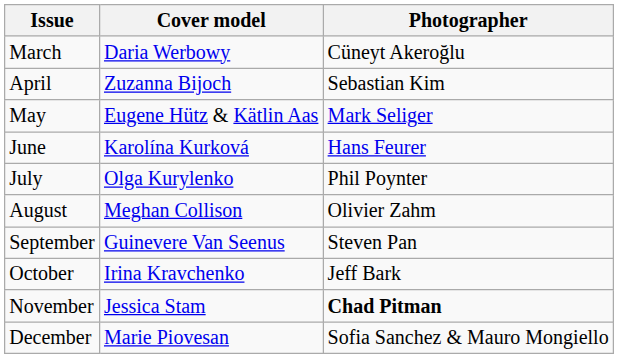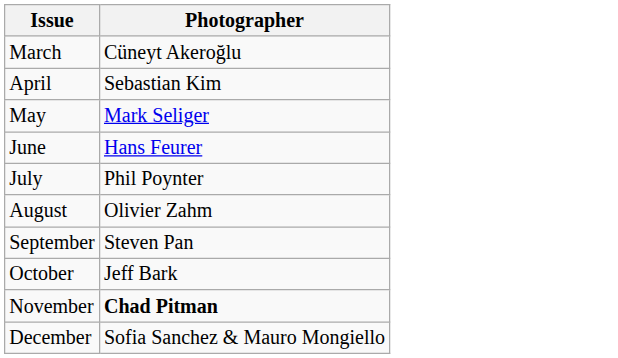- column: (211, 20)
